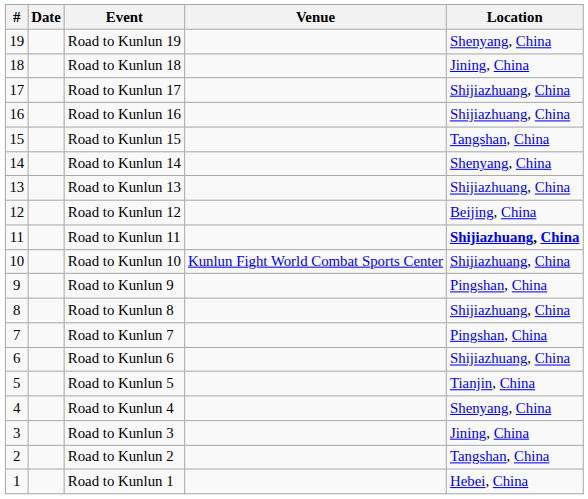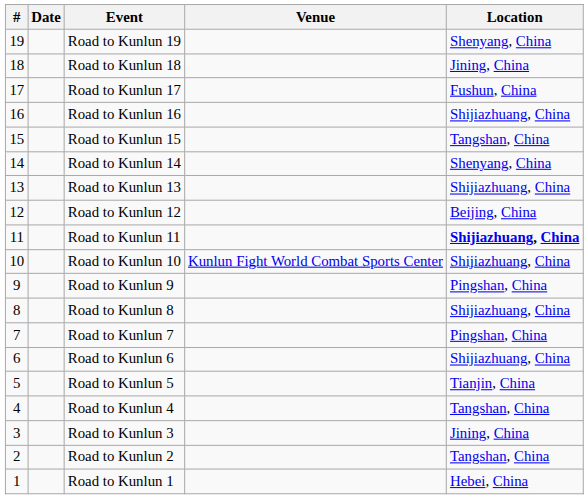(510, 90) Shijiazhuang, China -> (493, 90) Fushun, China
(501, 408) Shenyang, China -> (500, 408) Tangshan, China
